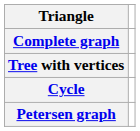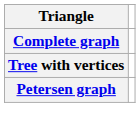- row: (66, 89)
